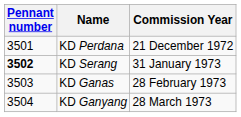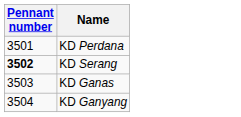- column: (183, 20)
